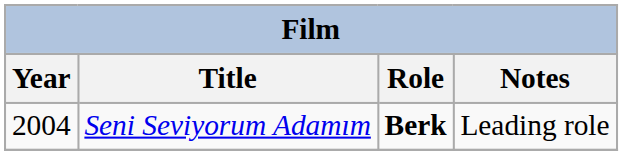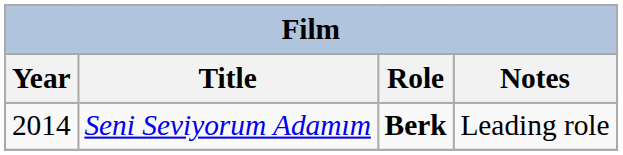(41, 126) 2004 -> (41, 126) 2014
